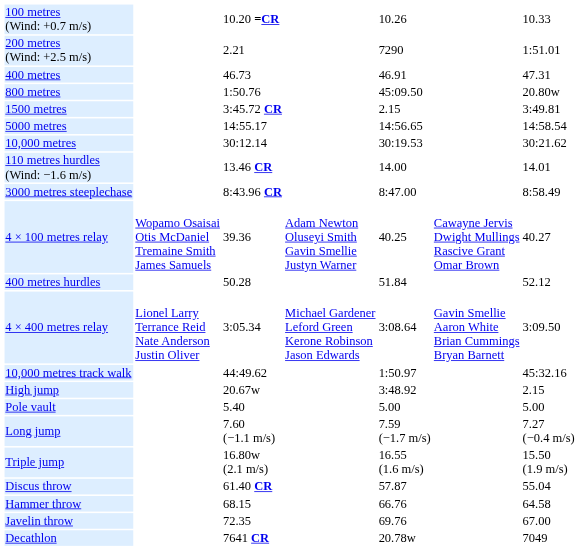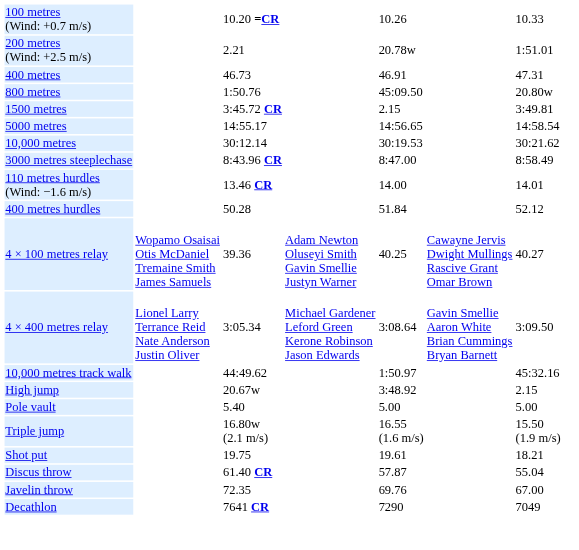(391, 50) 7290 -> (397, 50) 20.78w
rows swapped: (69, 191) <-> (53, 167)
rows swapped: (53, 282) <-> (57, 237)
- row: (33, 431)
+ row: (26, 455)
- row: (43, 503)
(397, 538) 20.78w -> (391, 506) 7290
